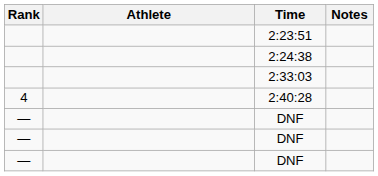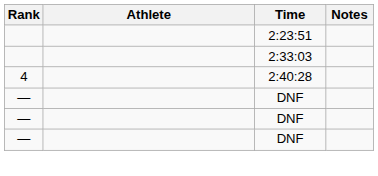- row: (24, 56)
